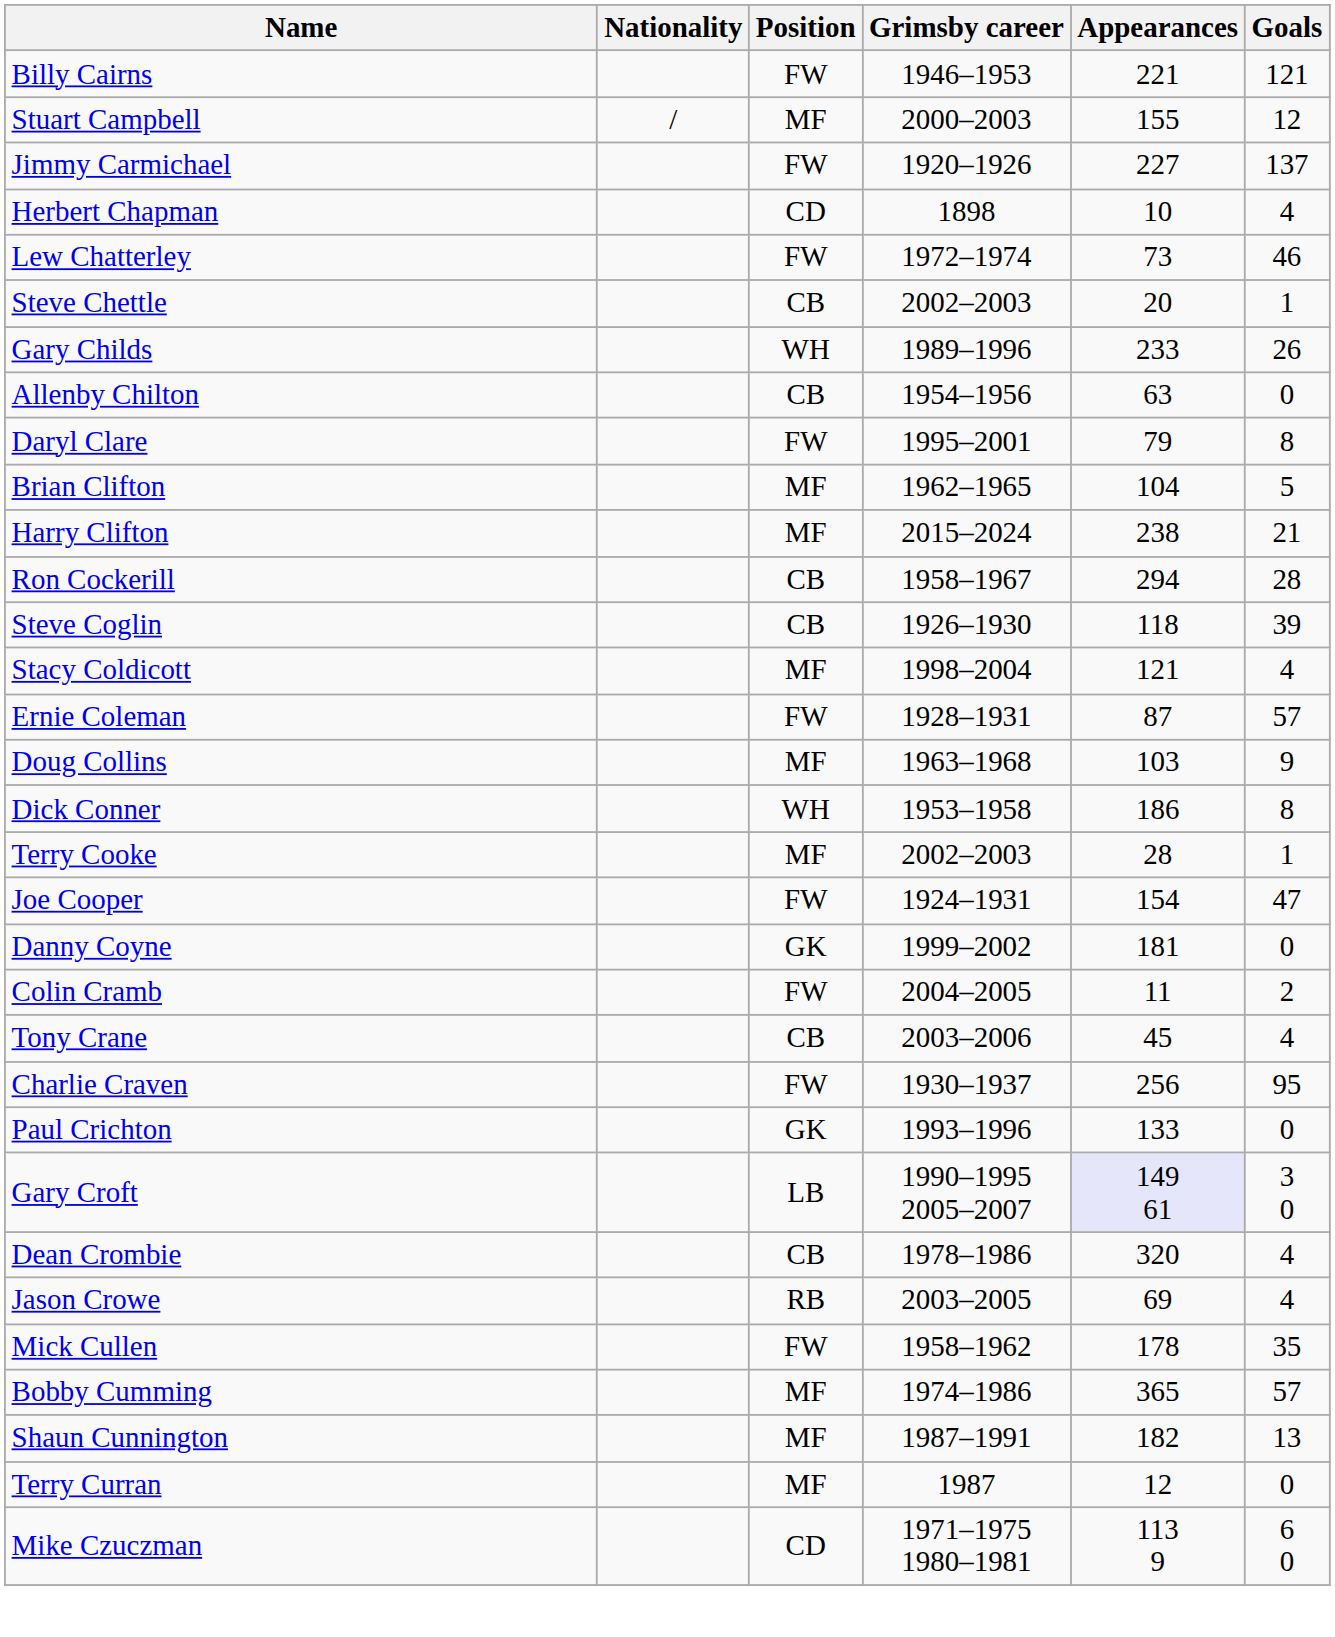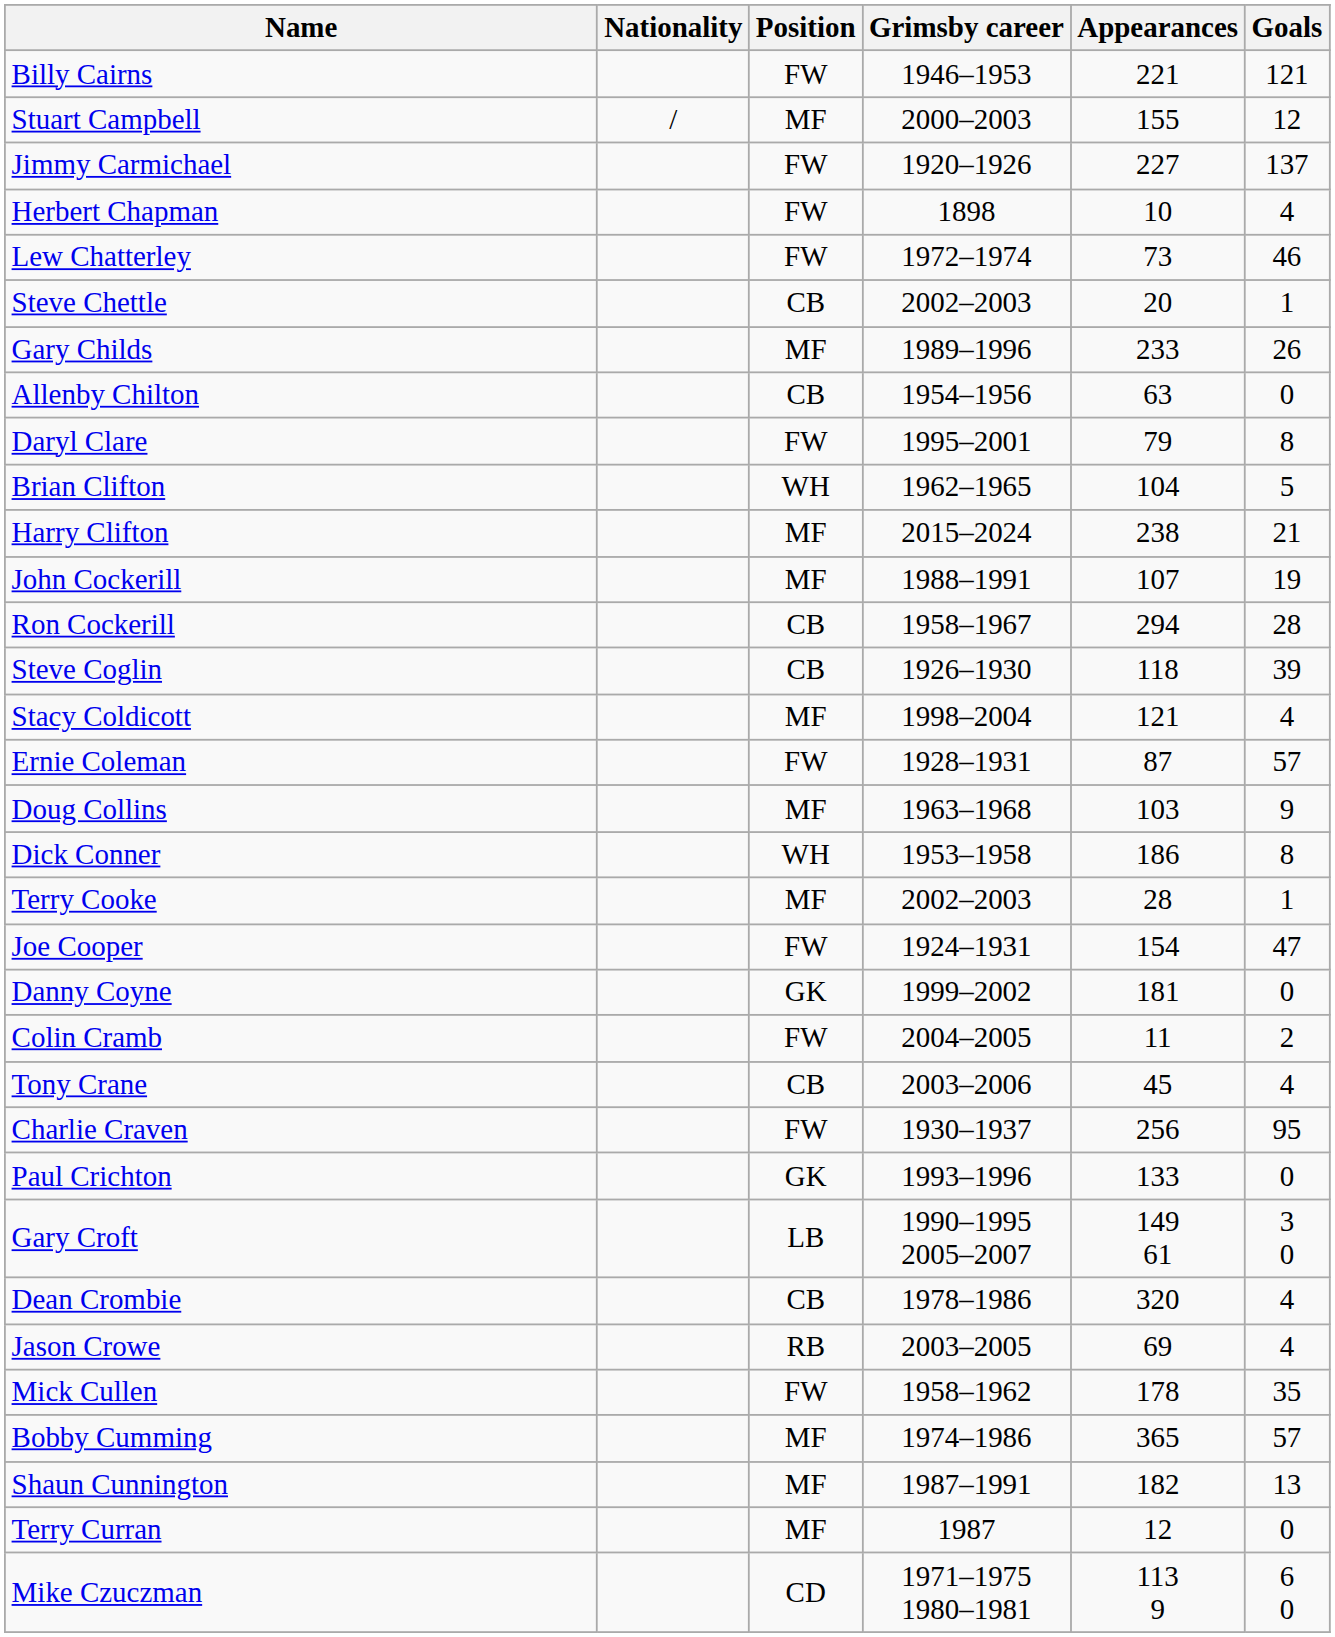(806, 211) CD -> (806, 211) FW
(806, 348) WH -> (806, 348) MF
(806, 486) MF -> (806, 486) WH
+ row: (96, 578)
(1158, 1191) lavender background -> (1158, 1237) no background
